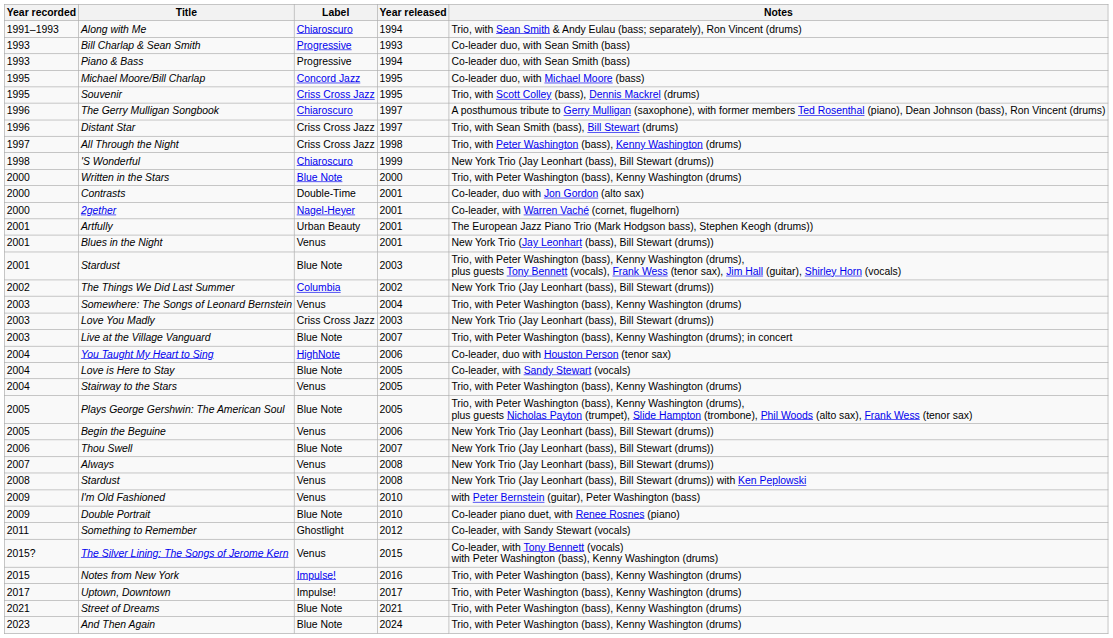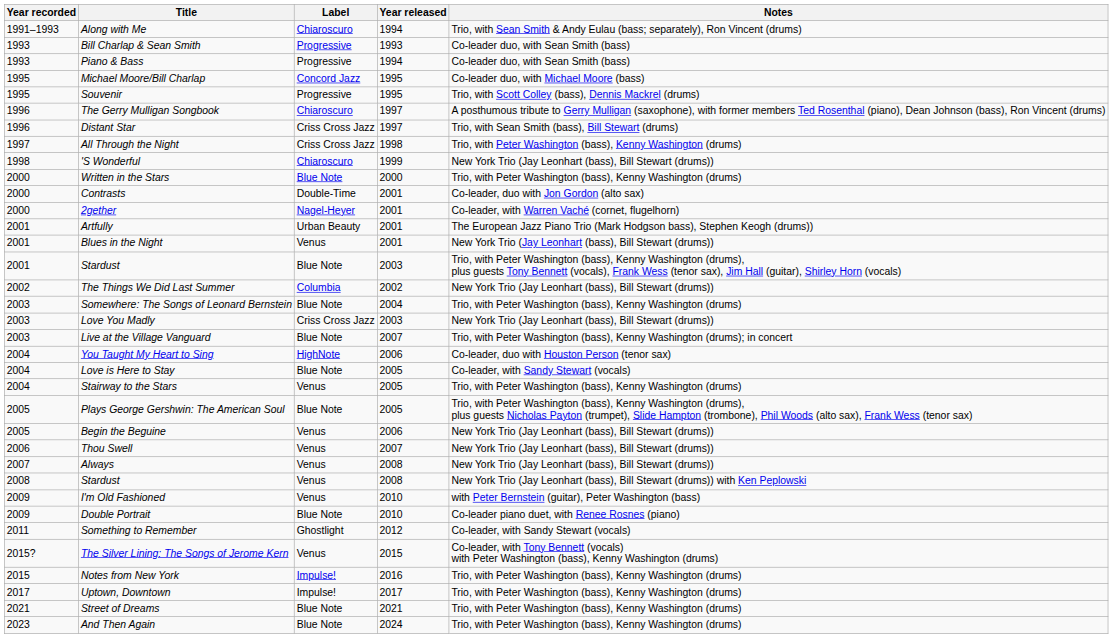(336, 95) Criss Cross Jazz -> (324, 95) Progressive
(311, 304) Venus -> (320, 304) Blue Note
(320, 448) Blue Note -> (311, 448) Venus
